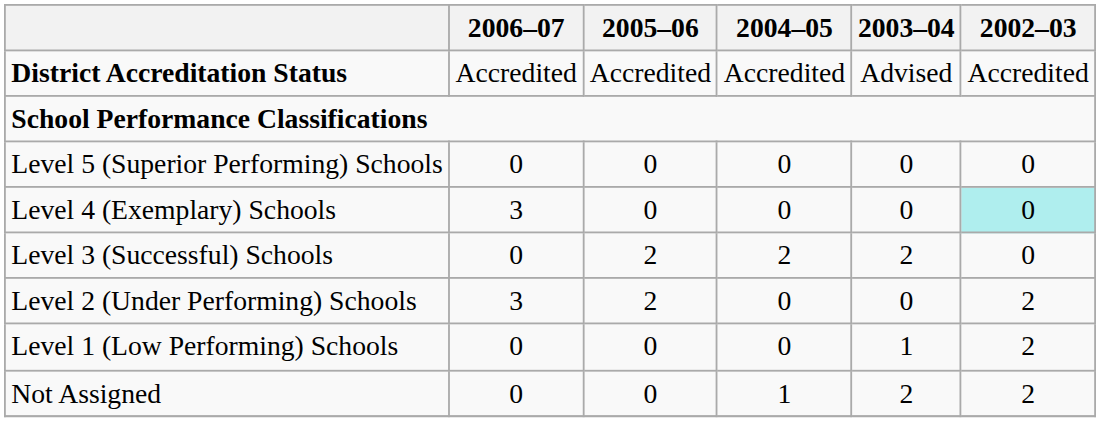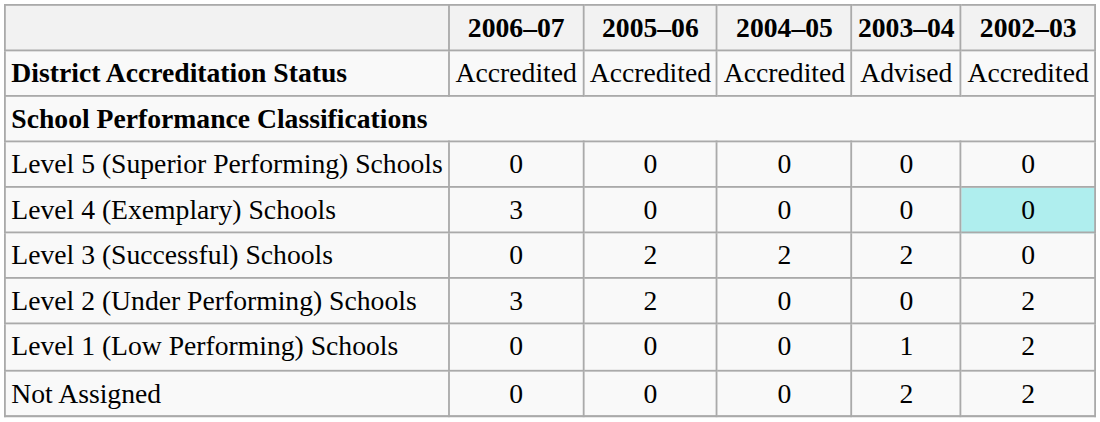(784, 392) 1 -> (784, 392) 0
